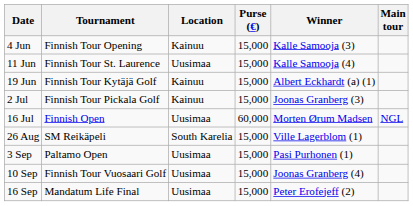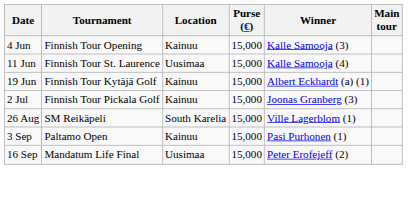- row: (20, 118)
(191, 155) Uusimaa -> (181, 136) Kainuu
- row: (22, 173)
